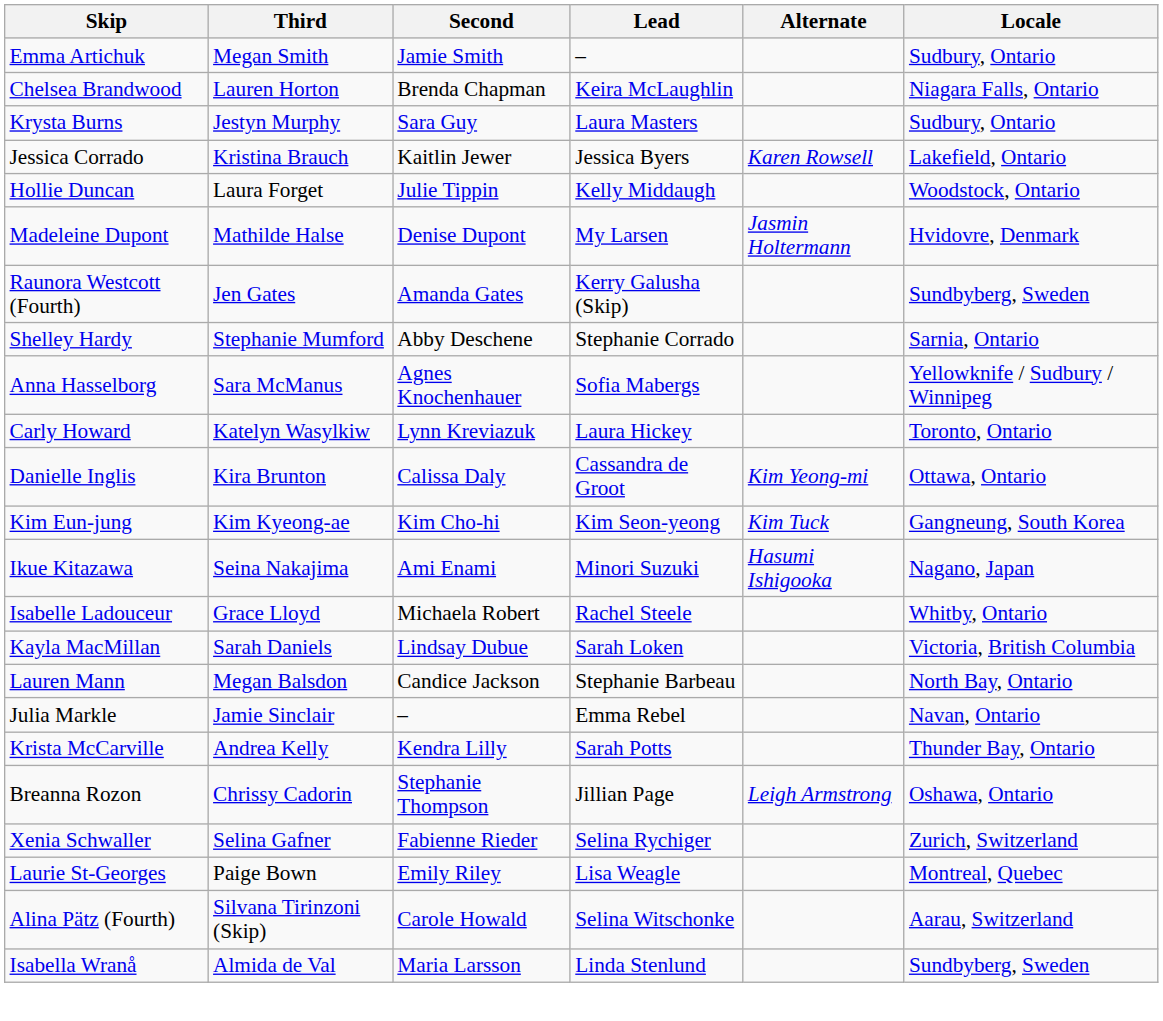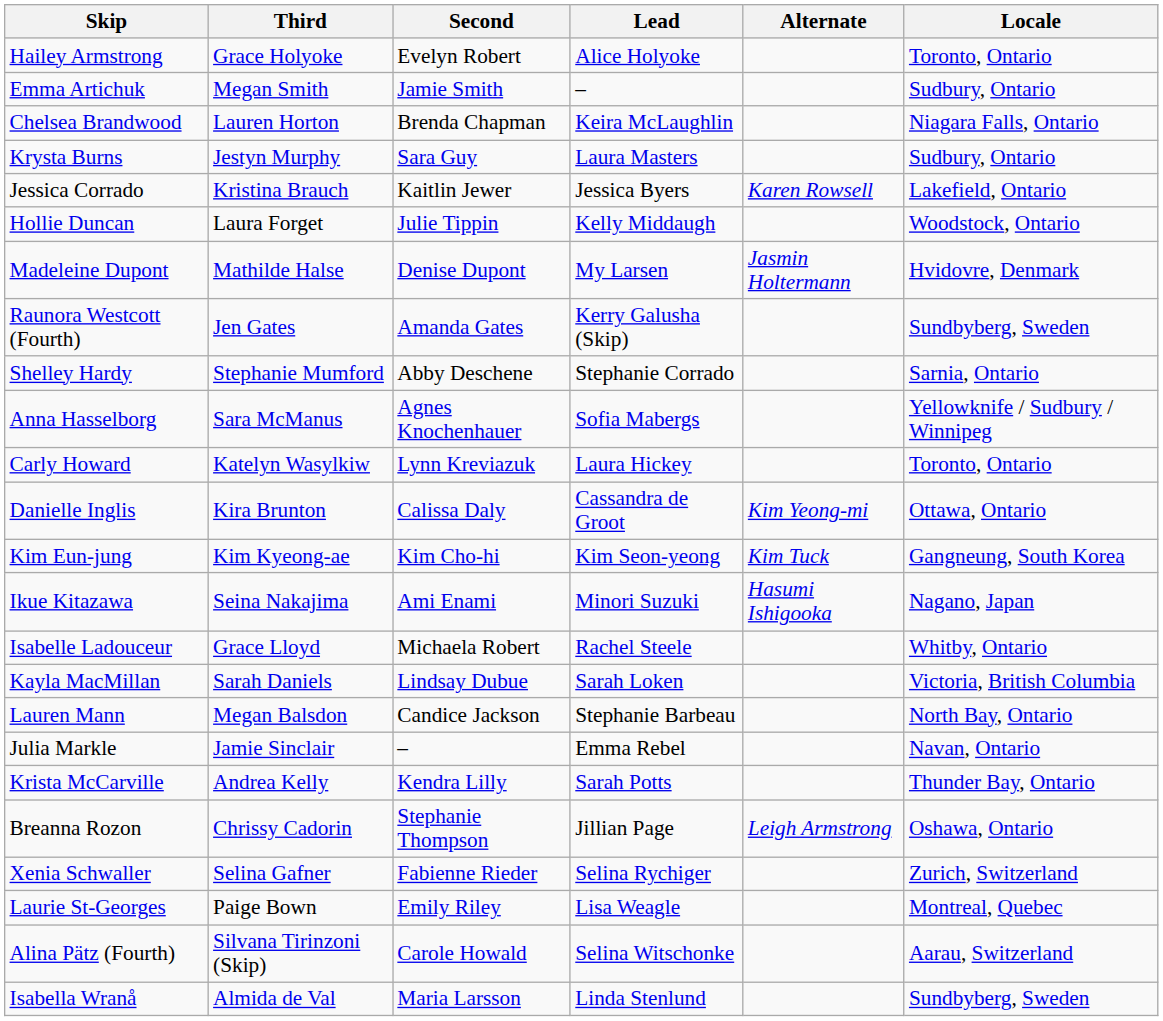+ row: (86, 55)
